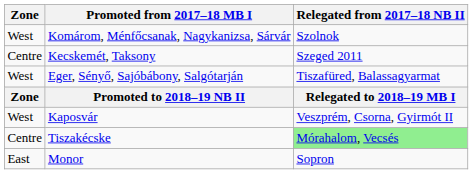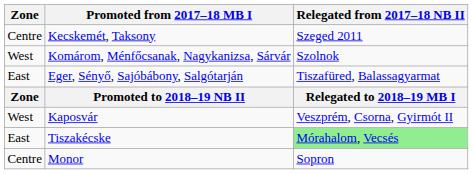rows swapped: (169, 35) <-> (102, 55)
(20, 76) West -> (19, 76) East
(25, 138) Centre -> (19, 138) East
(19, 158) East -> (25, 158) Centre
